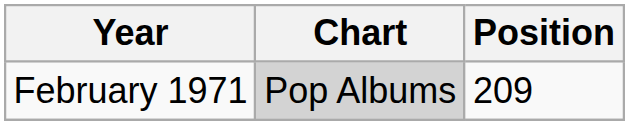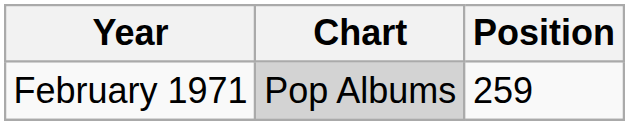(503, 90) 209 -> (503, 90) 259
